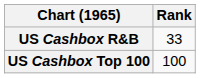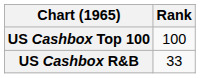rows swapped: (79, 61) <-> (79, 38)
